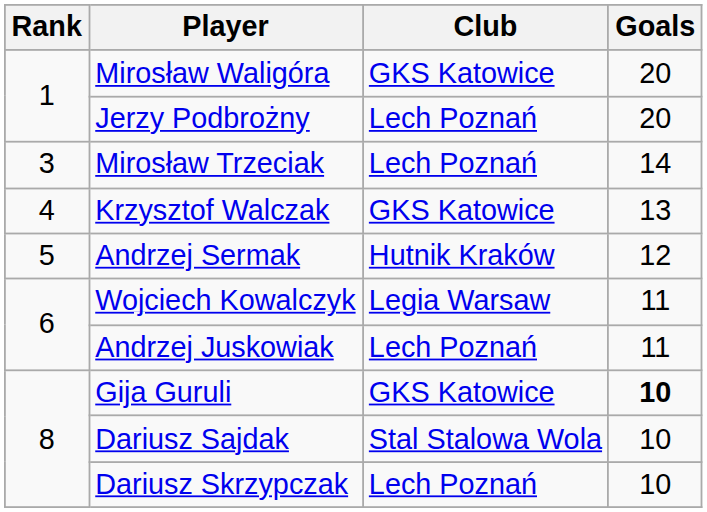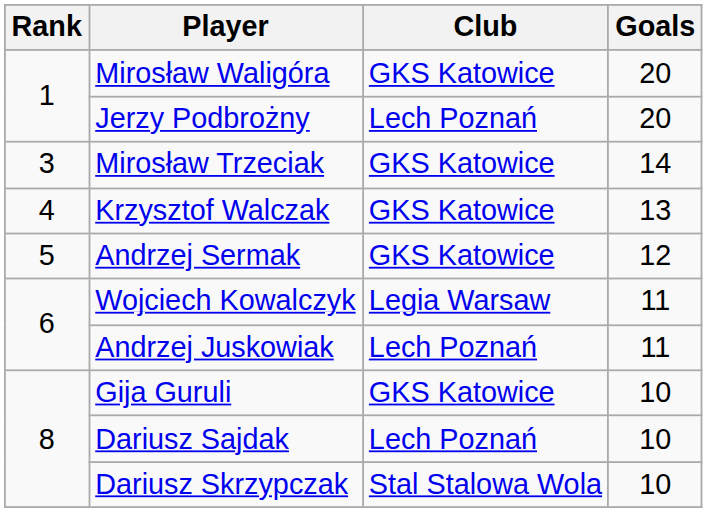(453, 164) Lech Poznań -> (462, 164) GKS Katowice
(462, 255) Hutnik Kraków -> (462, 255) GKS Katowice
(655, 392) bold -> (655, 392) normal
(485, 438) Stal Stalowa Wola -> (453, 438) Lech Poznań
(453, 484) Lech Poznań -> (485, 484) Stal Stalowa Wola
